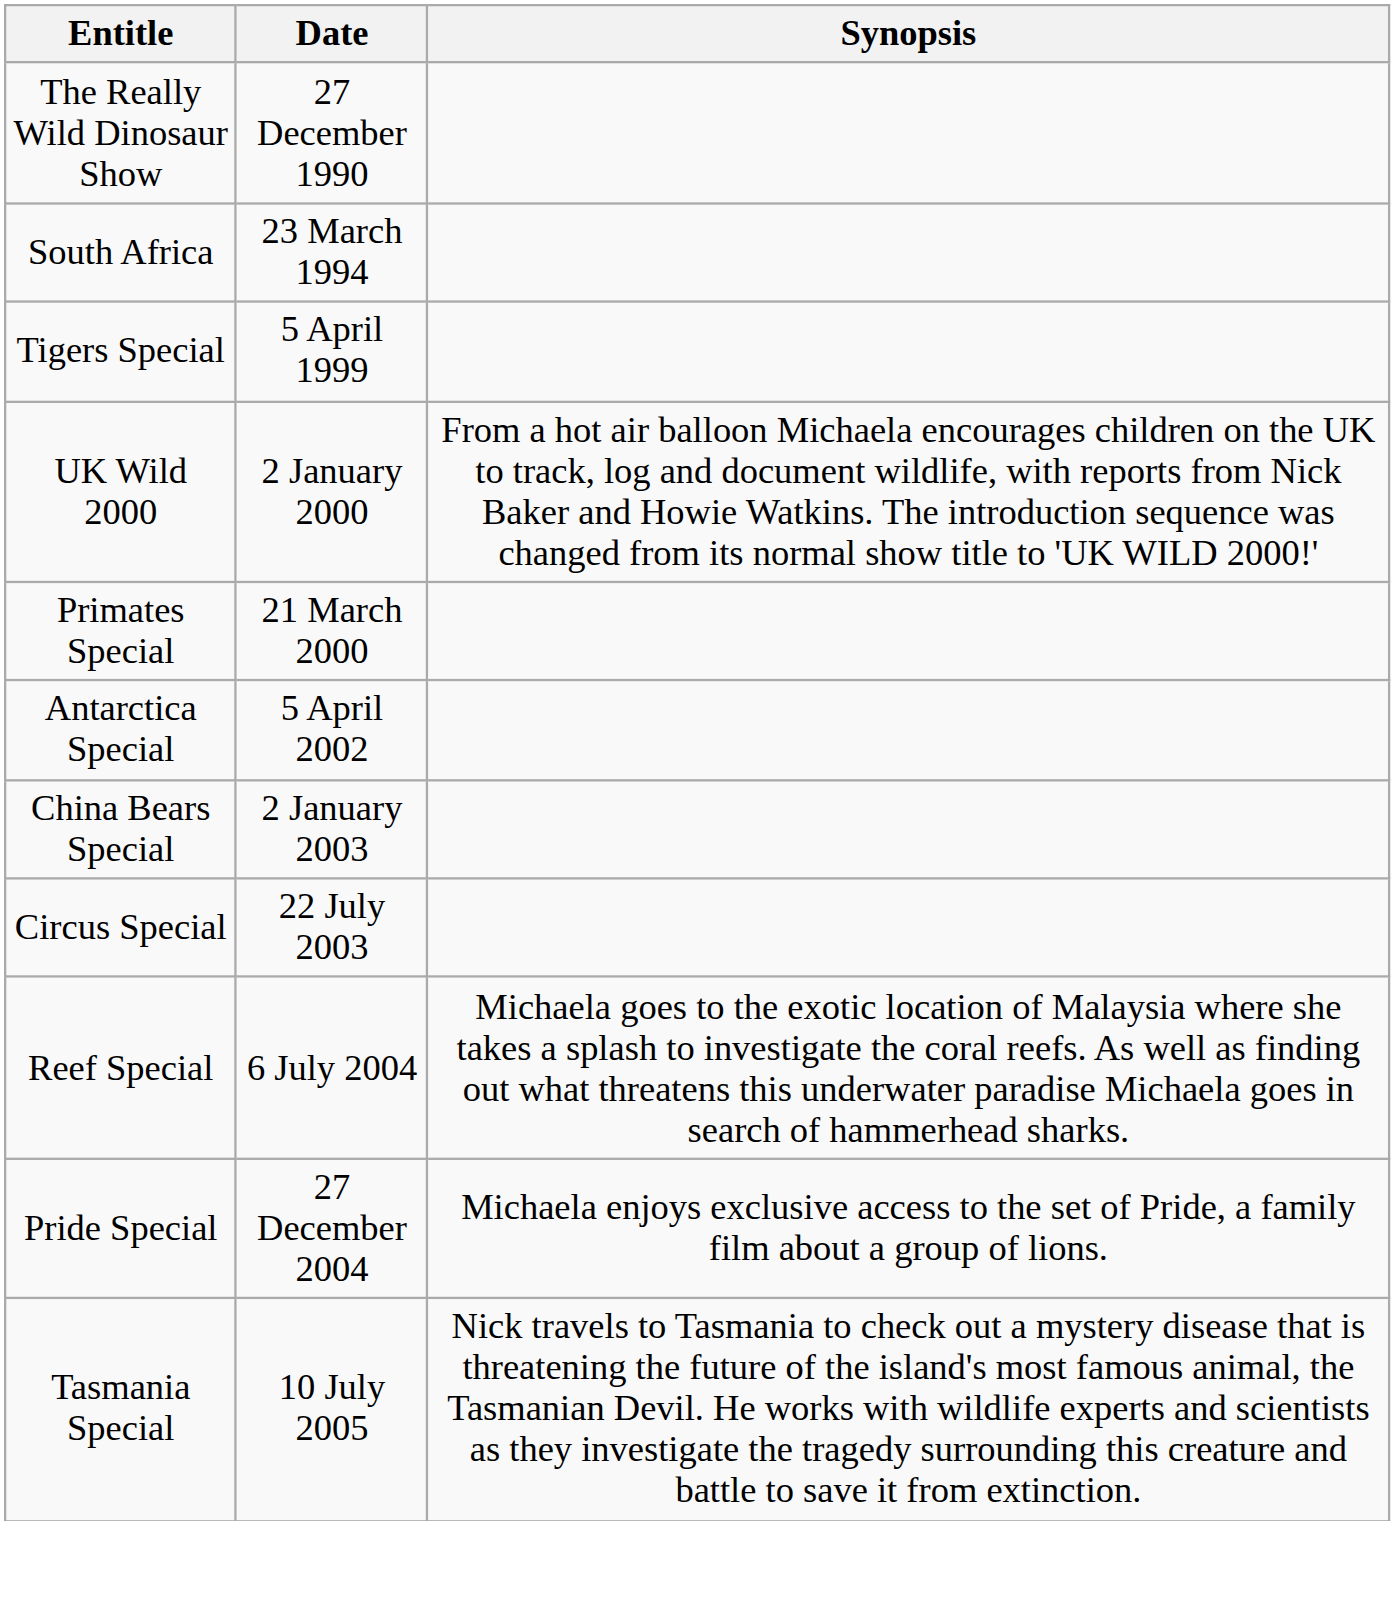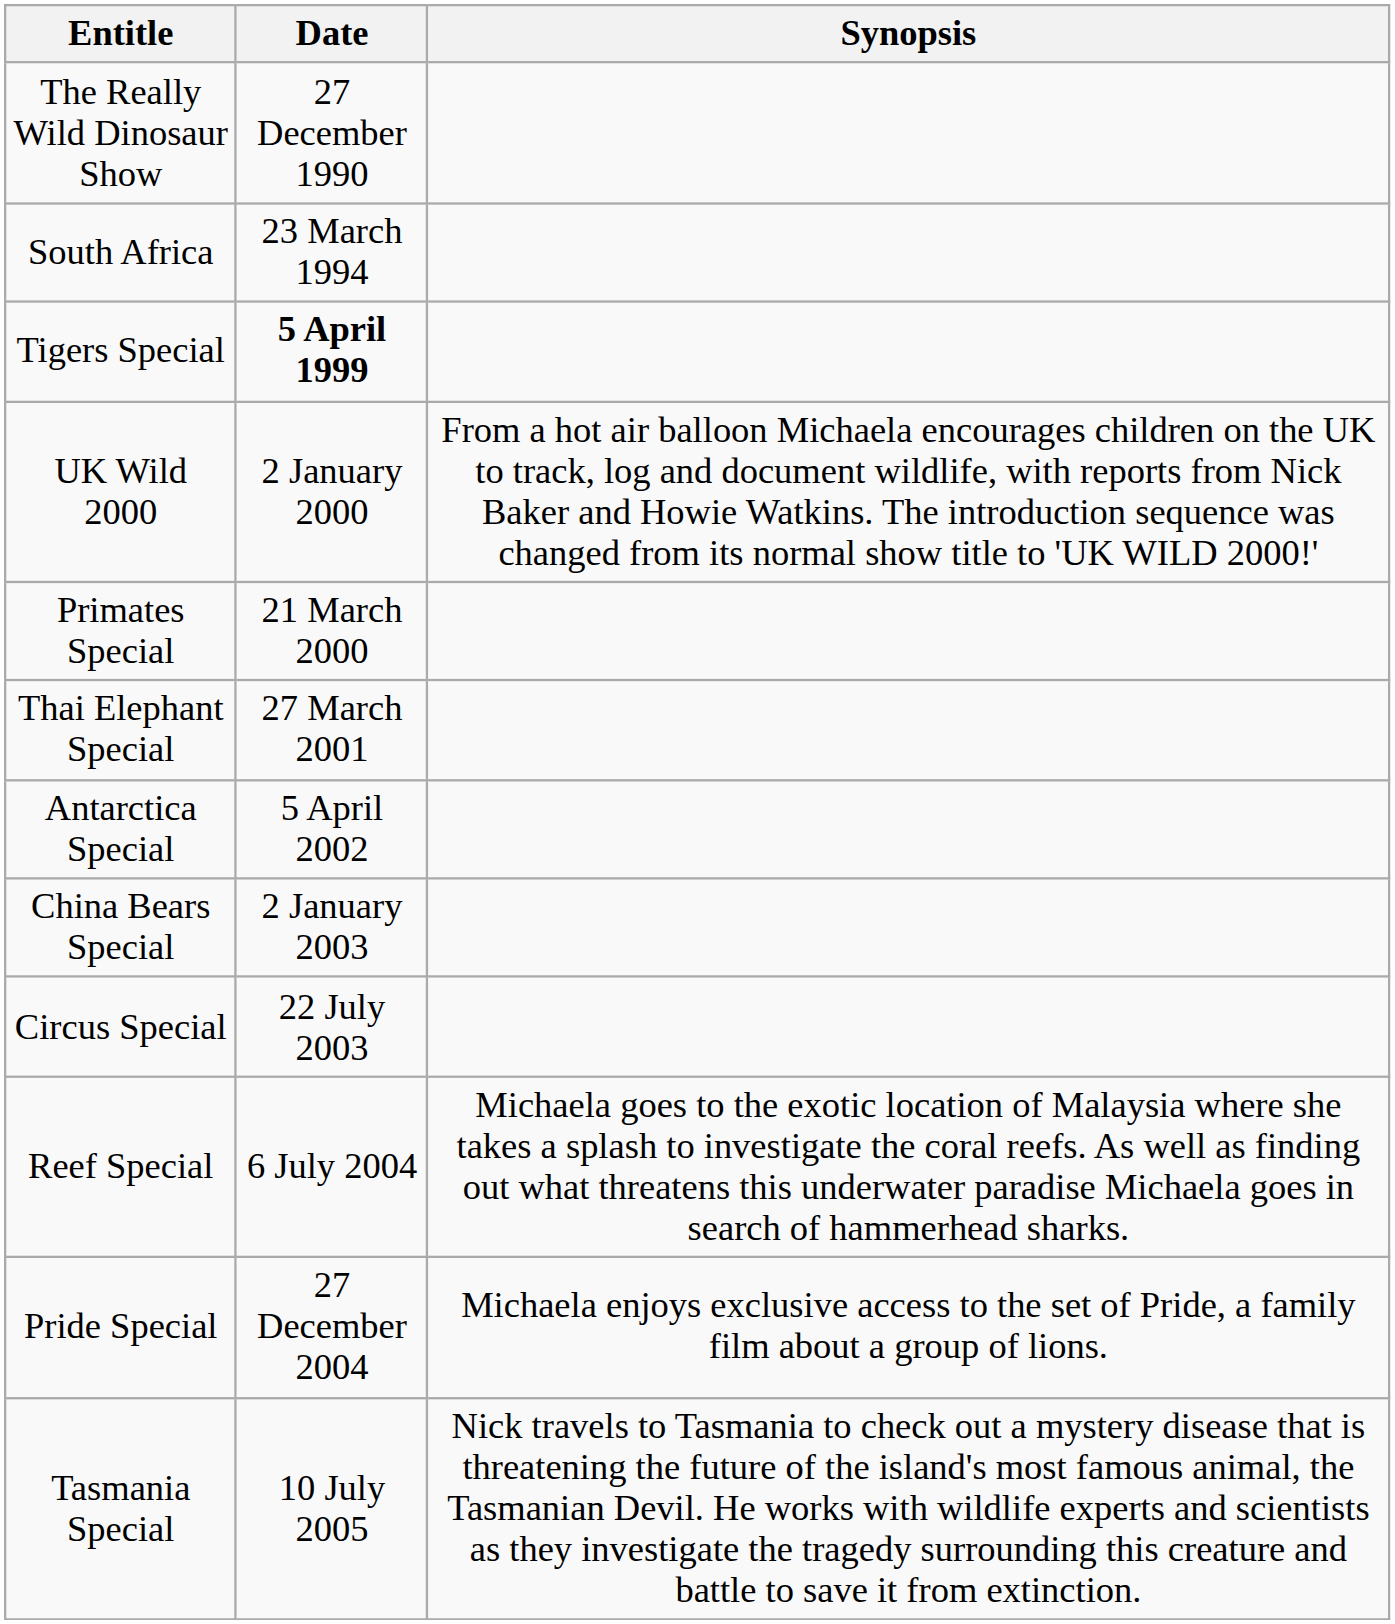(332, 350) normal -> (332, 350) bold
+ row: (121, 729)
